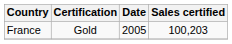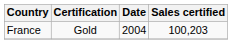(134, 30) 2005 -> (134, 30) 2004
